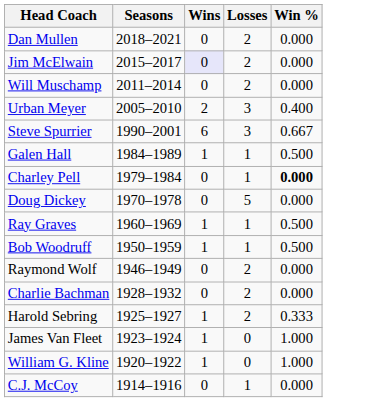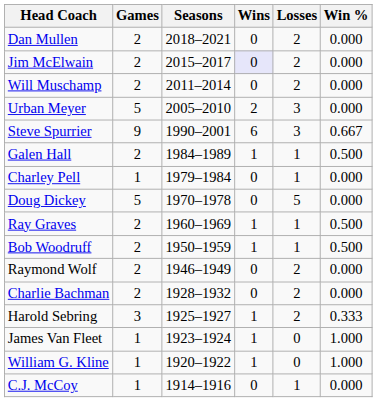+ column: (137, 16)
(297, 108) 0.400 -> (346, 108) 0.000
(297, 177) bold -> (346, 177) normal
